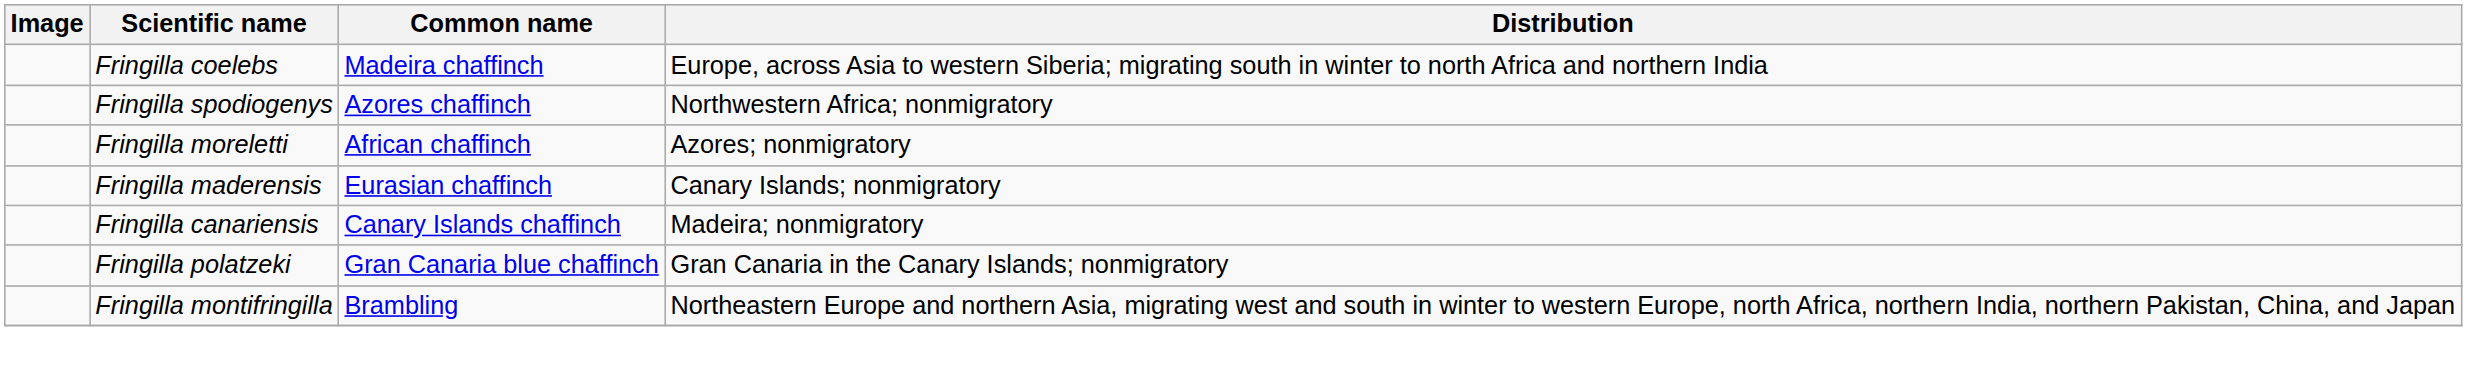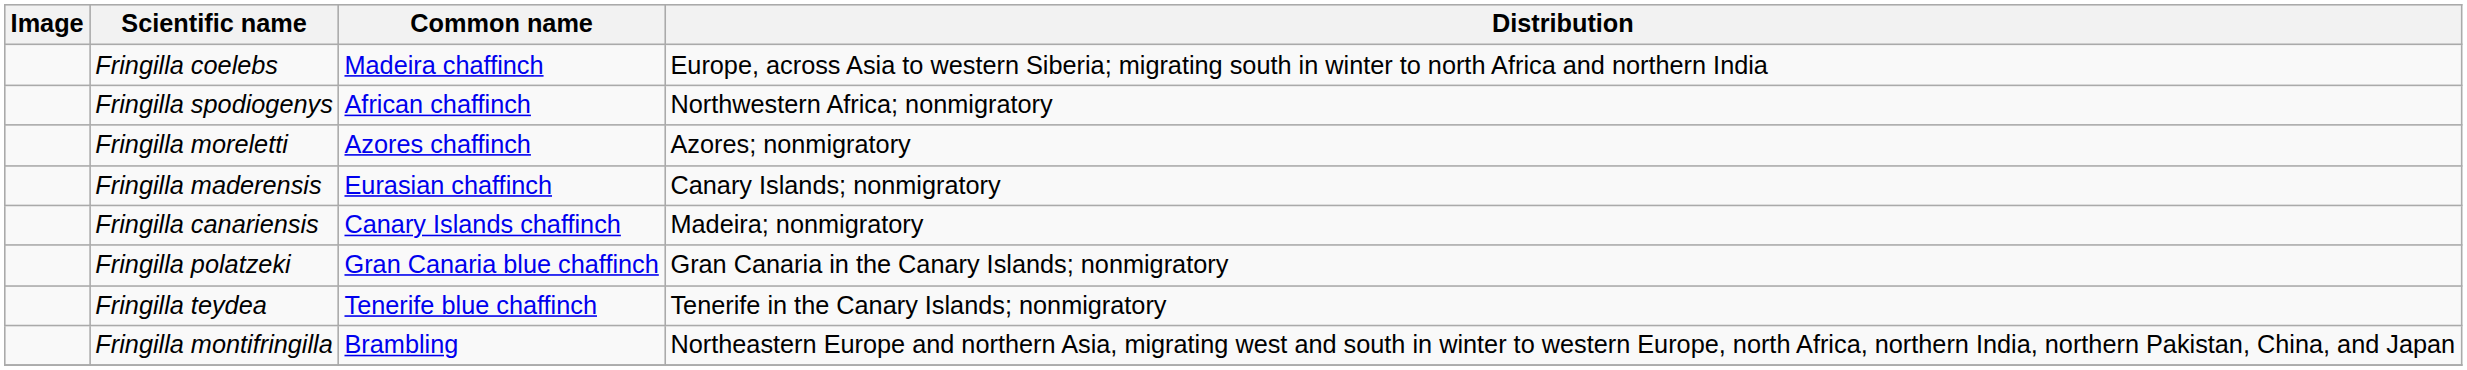(438, 104) Azores chaffinch -> (438, 104) African chaffinch
(438, 144) African chaffinch -> (438, 144) Azores chaffinch
+ row: (181, 305)
